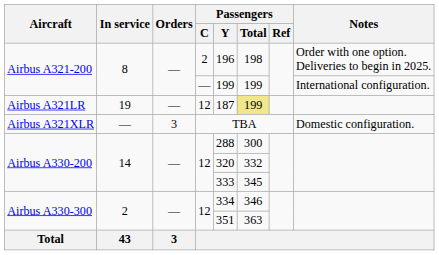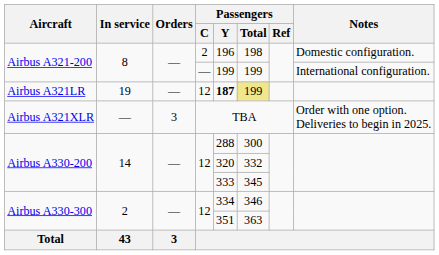(364, 59) Order with one option. Deliveries to begin in 2025. -> (355, 52) Domestic configuration.
(225, 104) normal -> (225, 91) bold
(355, 124) Domestic configuration. -> (364, 117) Order with one option. Deliveries to begin in 2025.
